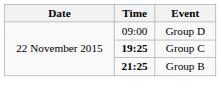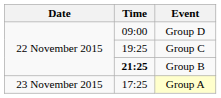(135, 48) bold -> (135, 48) normal
+ row: (185, 84)
